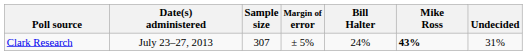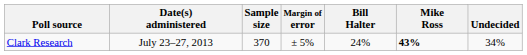(261, 42) 307 -> (261, 42) 370
(495, 42) 31% -> (495, 42) 34%
